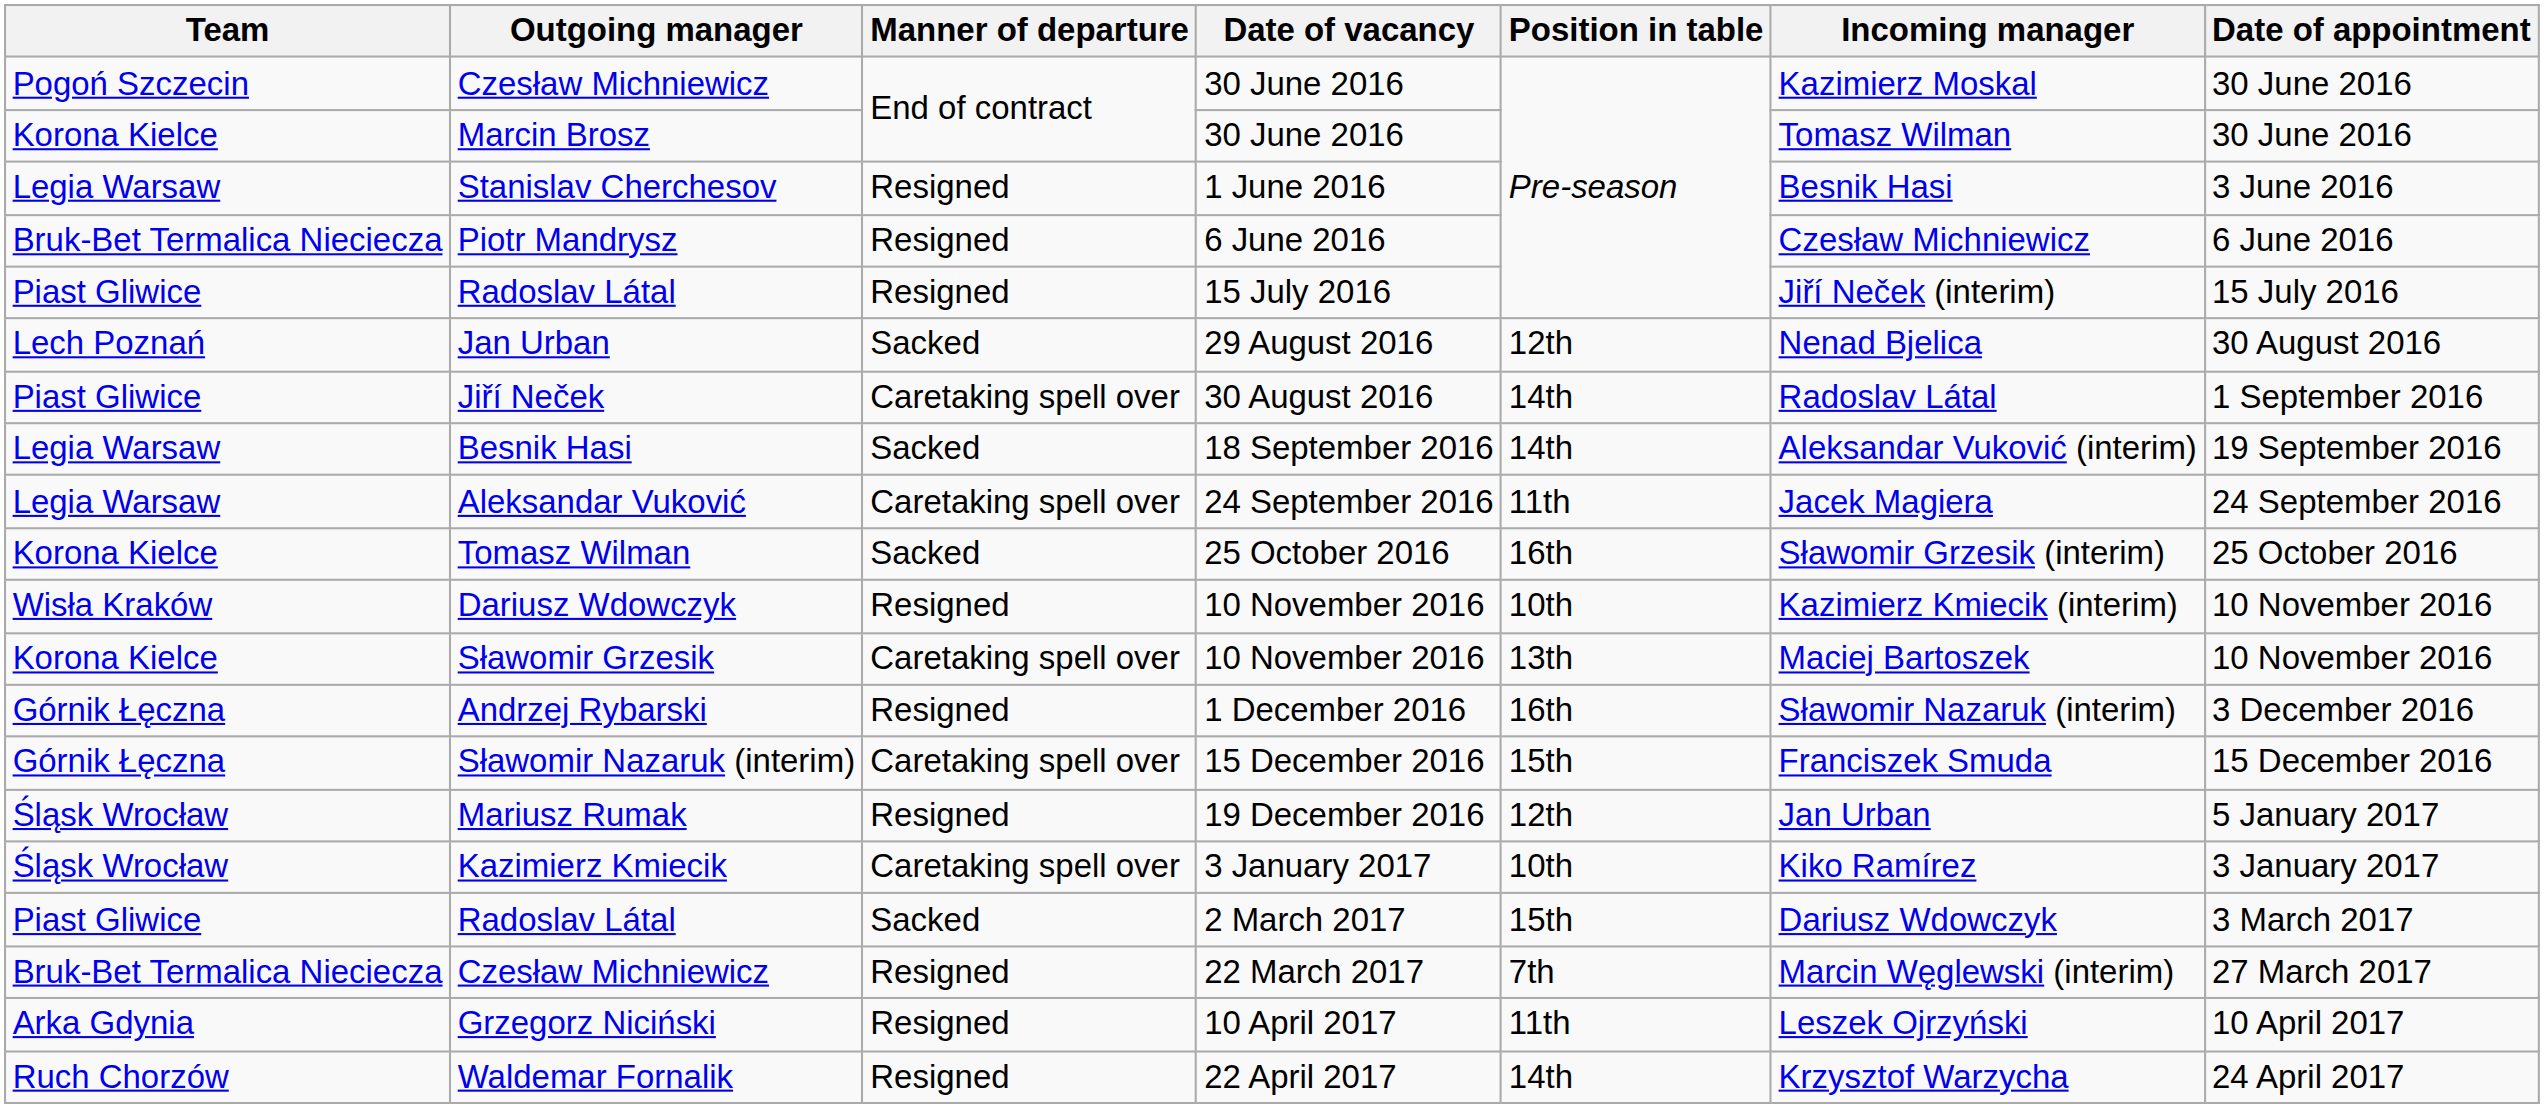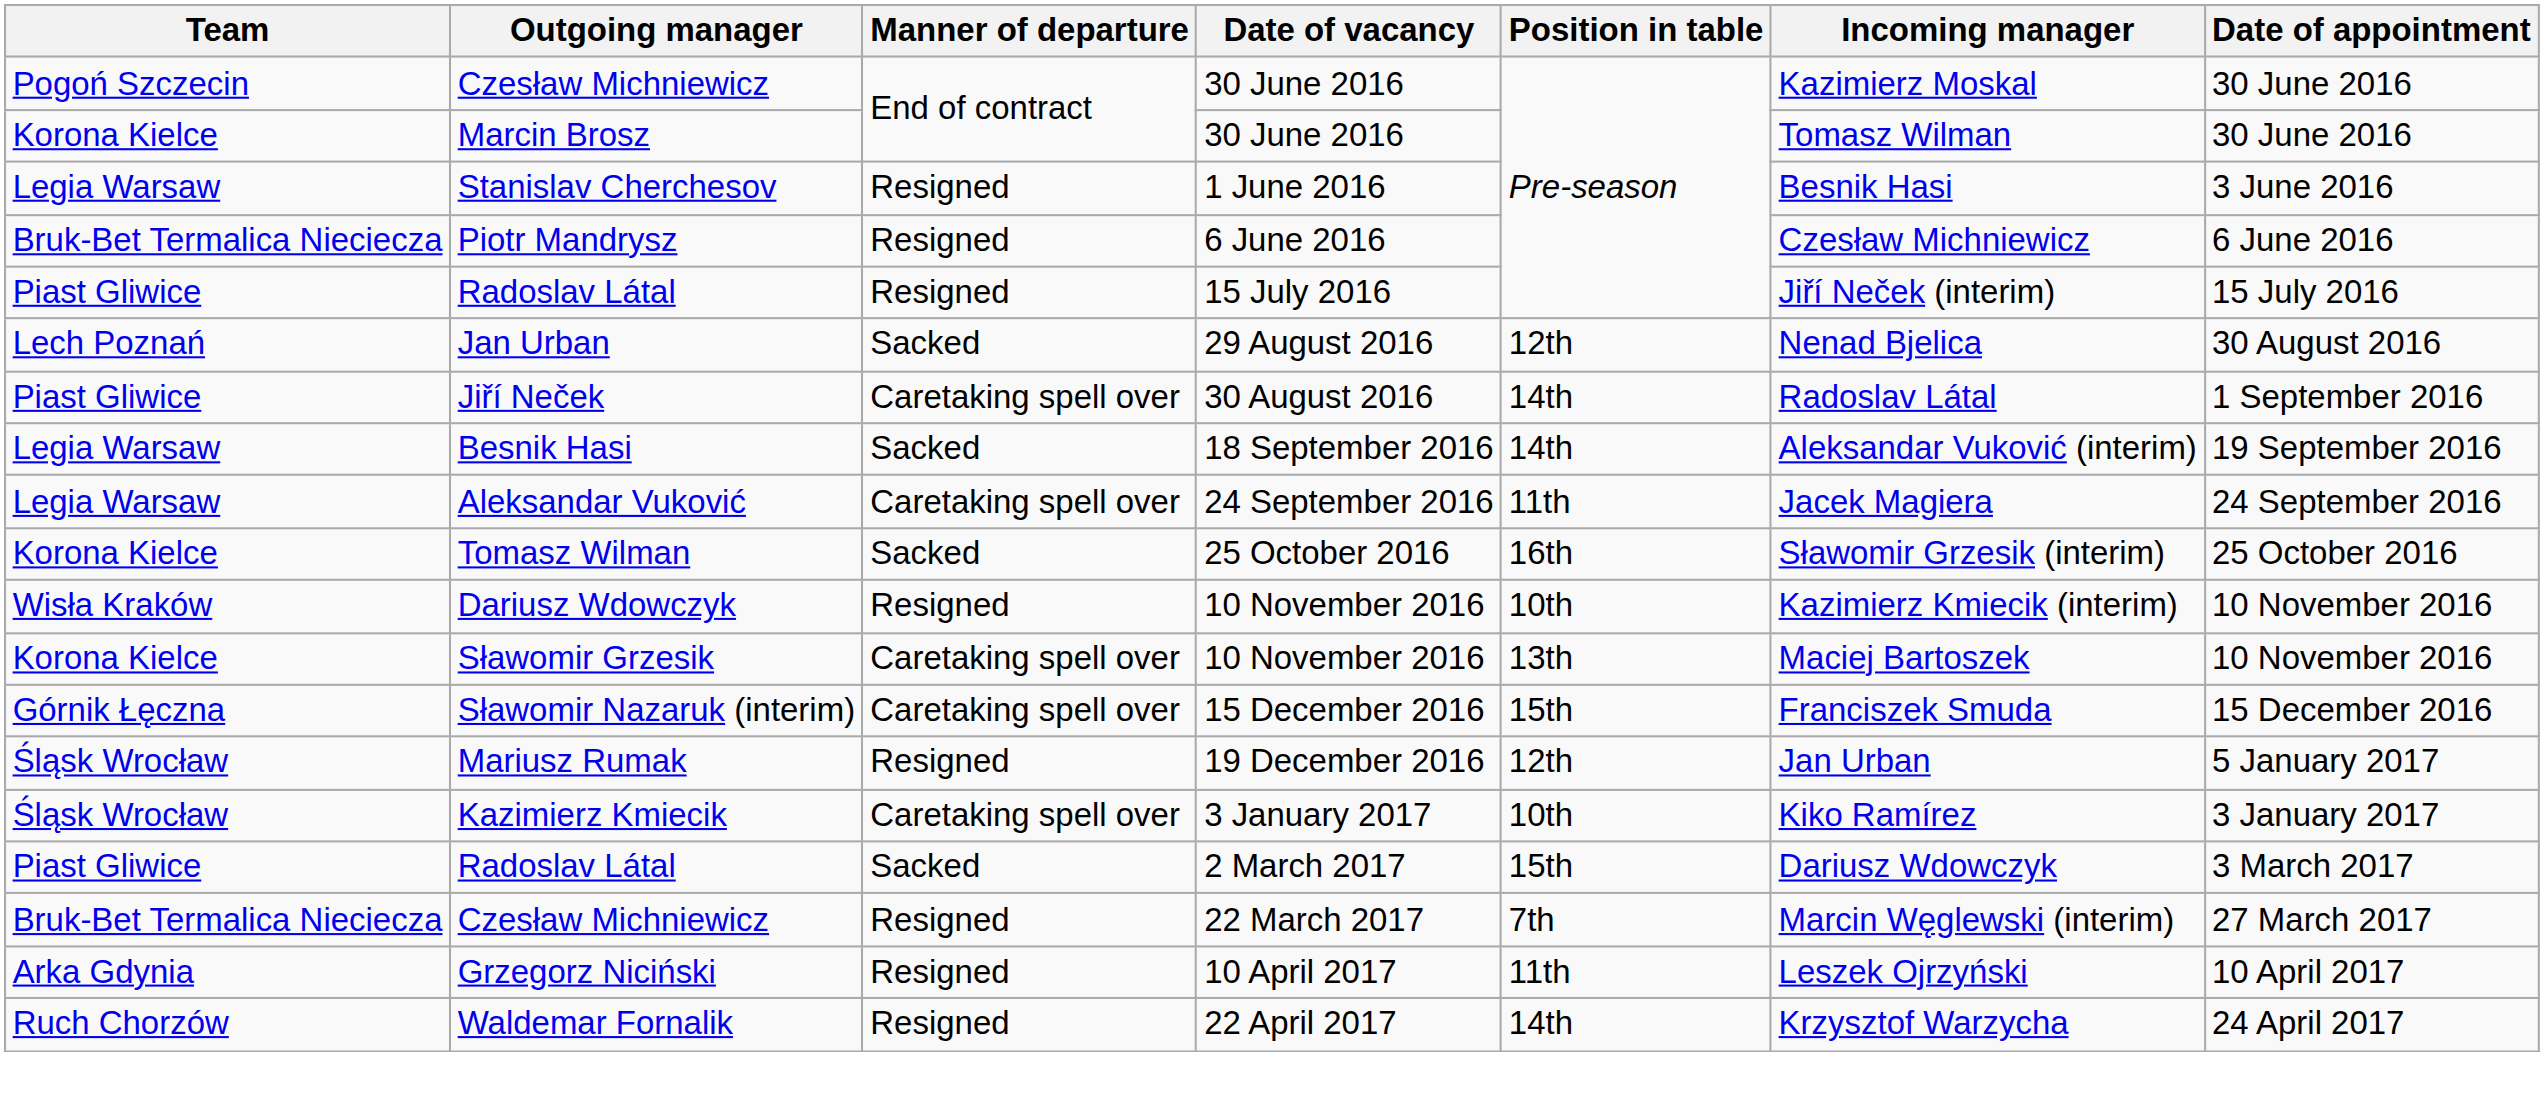- row: (582, 710)
